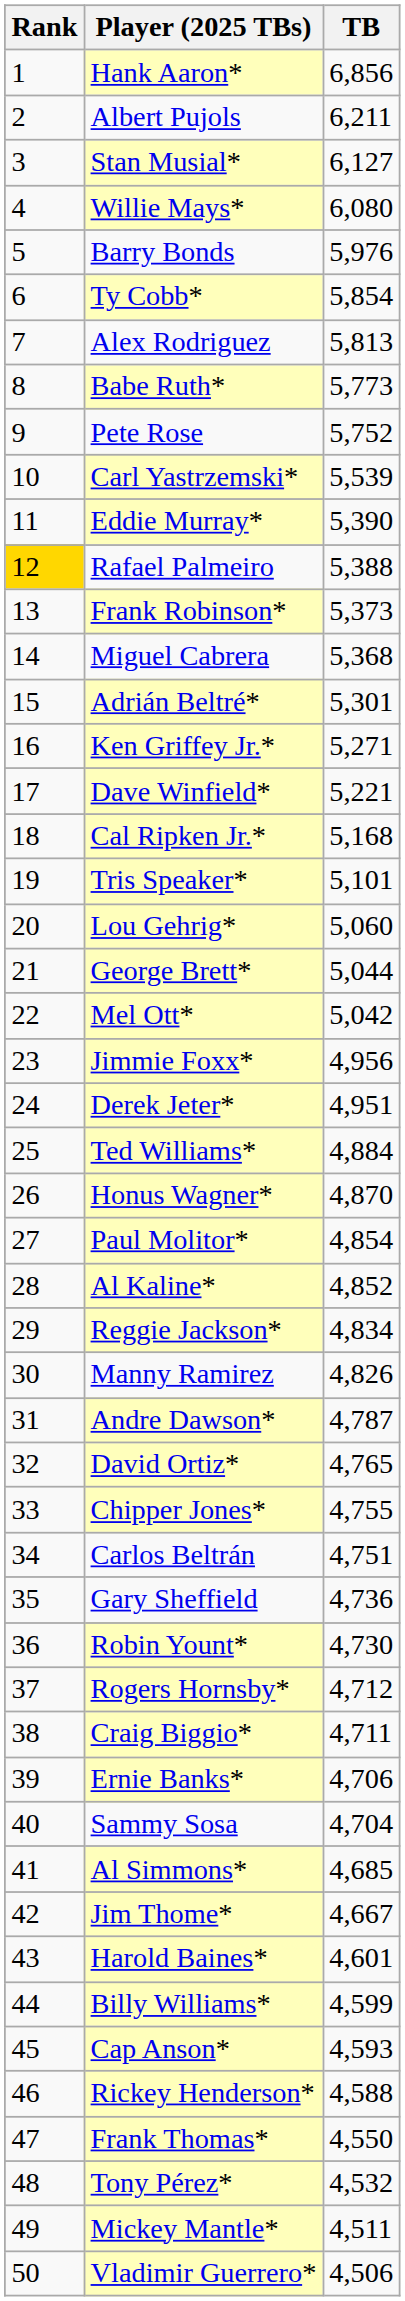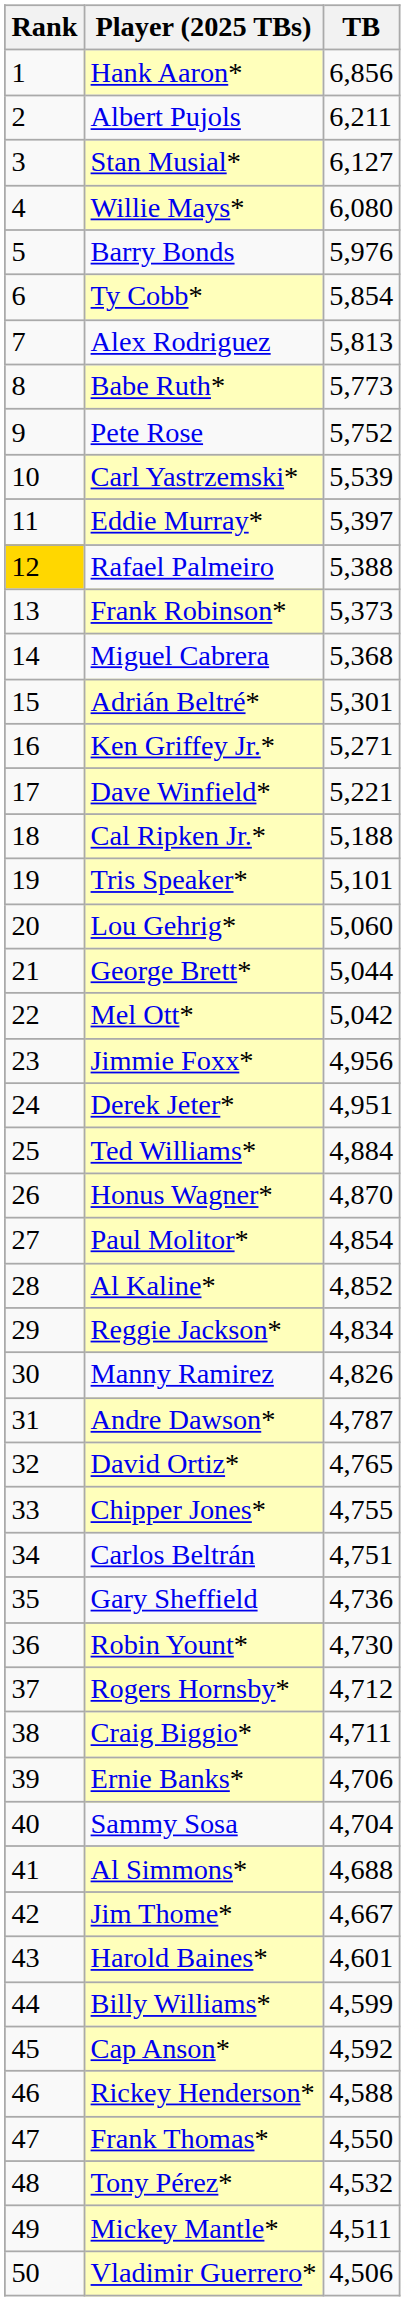(361, 521) 5,390 -> (361, 521) 5,397
(361, 835) 5,168 -> (361, 835) 5,188
(361, 1868) 4,685 -> (361, 1868) 4,688
(361, 2048) 4,593 -> (361, 2048) 4,592
